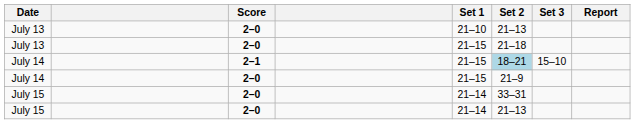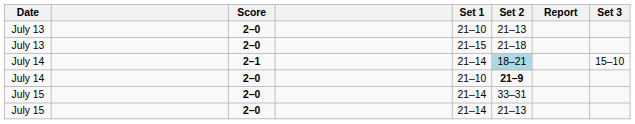columns swapped: (552, 13) <-> (601, 13)
(472, 62) 21–15 -> (472, 62) 21–14
(472, 78) 21–15 -> (472, 78) 21–10
(512, 78) normal -> (512, 78) bold
